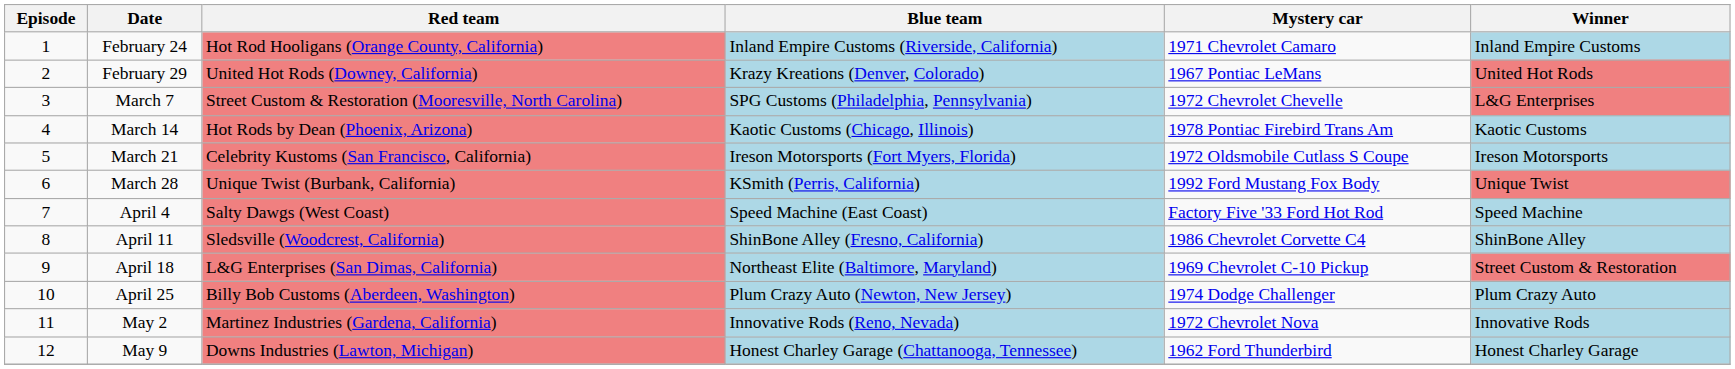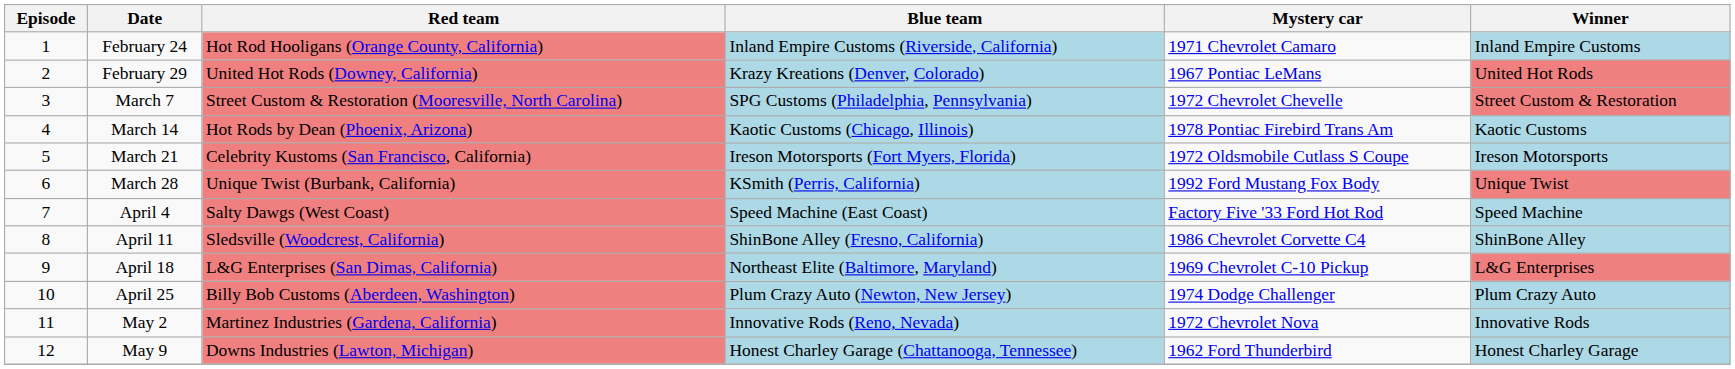(1535, 101) L&G Enterprises -> (1576, 101) Street Custom & Restoration
(1576, 267) Street Custom & Restoration -> (1535, 267) L&G Enterprises
